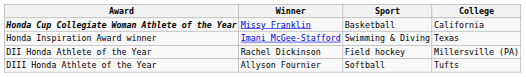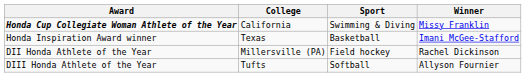columns swapped: (291, 11) <-> (477, 11)
(370, 25) Basketball -> (372, 25) Swimming & Diving
(387, 38) Swimming & Diving -> (355, 38) Basketball
